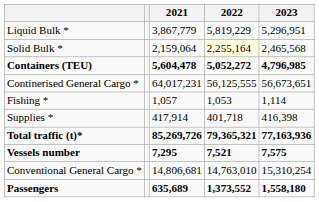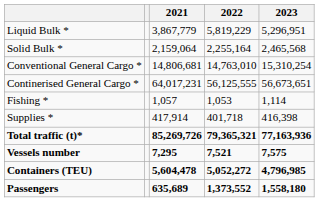(229, 48) lightyellow background -> (229, 48) no background
rows swapped: (74, 170) <-> (49, 65)
